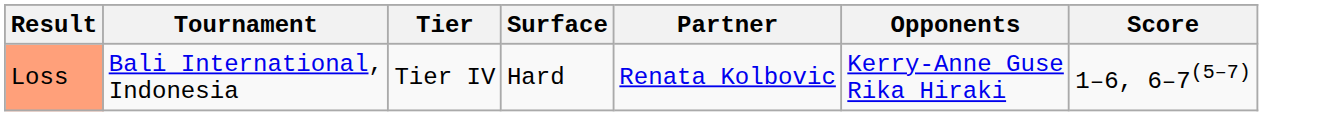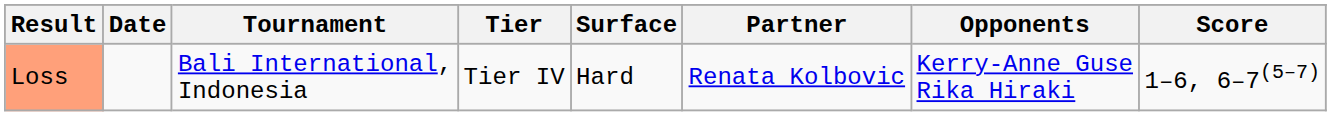+ column: (138, 25)
